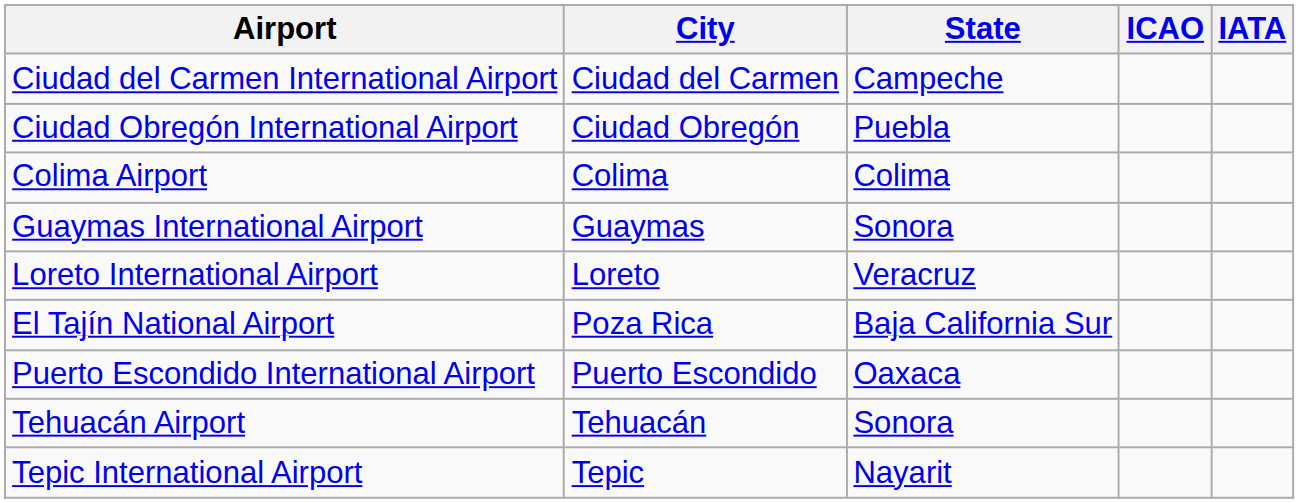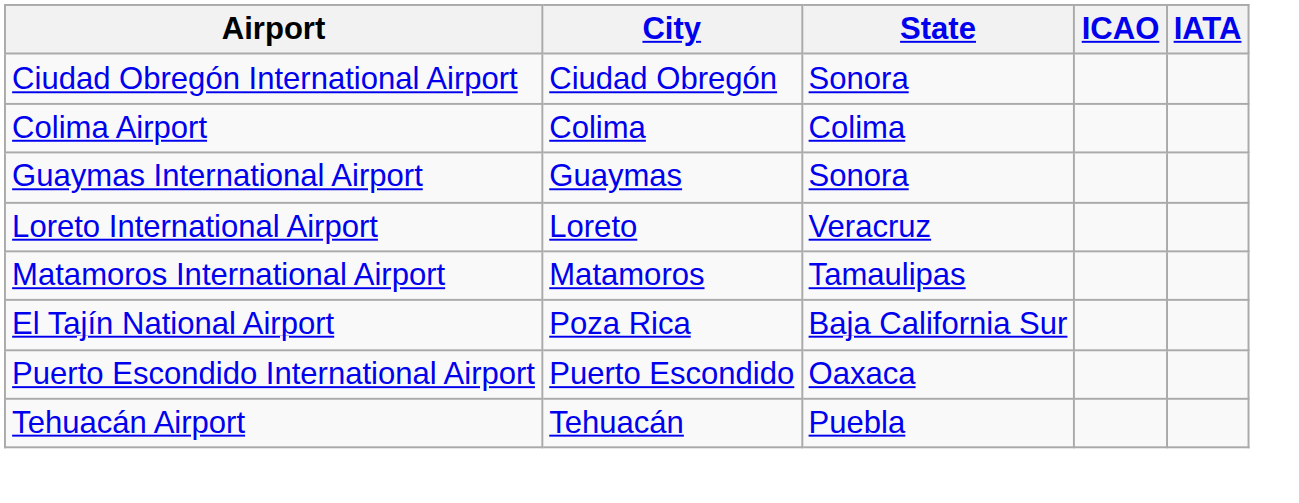- row: (285, 78)
(902, 127) Puebla -> (859, 78) Sonora
+ row: (229, 275)
(903, 422) Sonora -> (857, 422) Puebla
- row: (187, 472)
